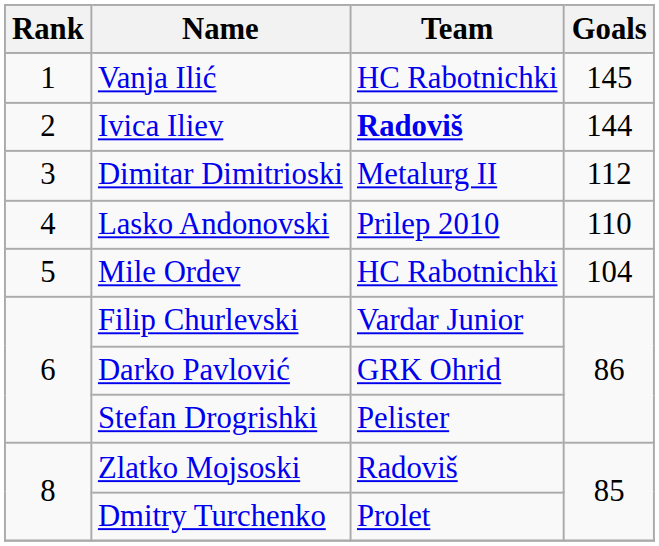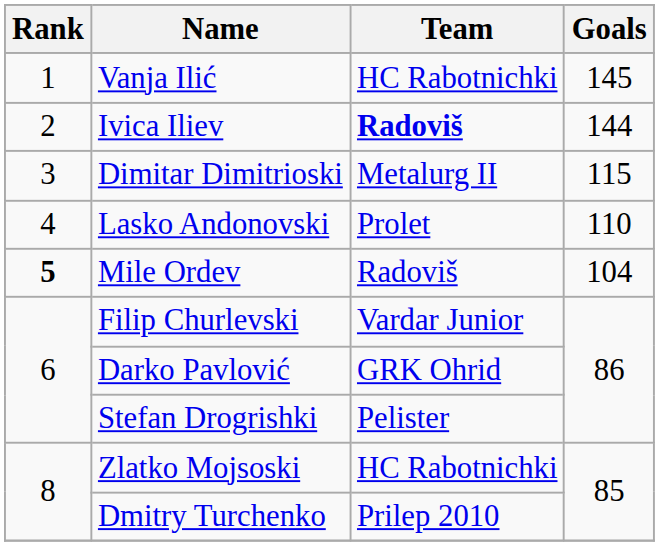(609, 175) 112 -> (609, 175) 115
(428, 223) Prilep 2010 -> (394, 223) Prolet
(48, 272) normal -> (48, 272) bold
(457, 272) HC Rabotnichki -> (407, 272) Radoviš
(407, 467) Radoviš -> (457, 467) HC Rabotnichki
(394, 516) Prolet -> (428, 516) Prilep 2010
